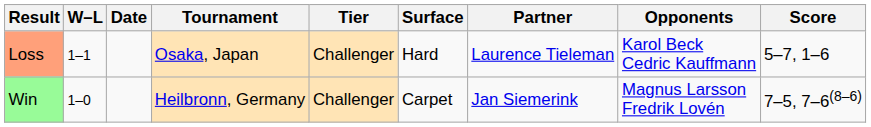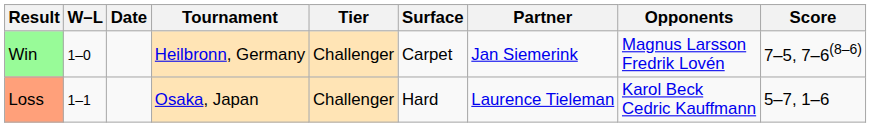rows swapped: (23, 99) <-> (26, 53)
